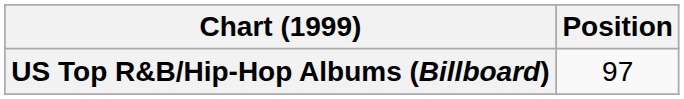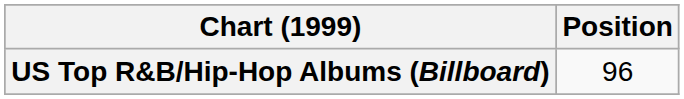(618, 71) 97 -> (618, 71) 96
